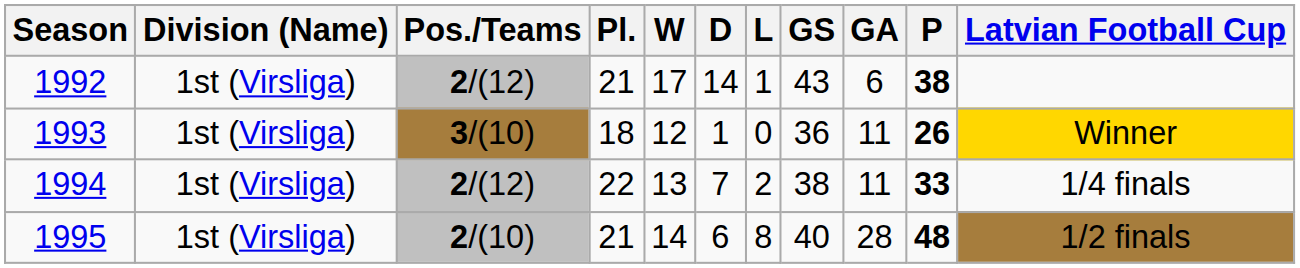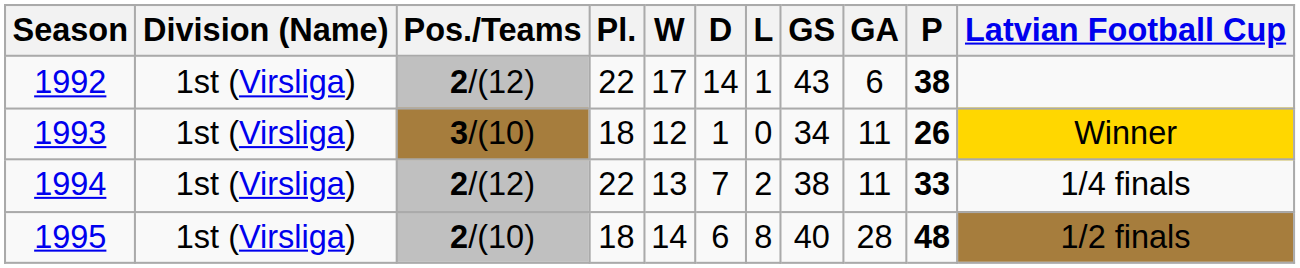(616, 81) 21 -> (616, 81) 22
(812, 133) 36 -> (812, 133) 34
(616, 236) 21 -> (616, 236) 18
